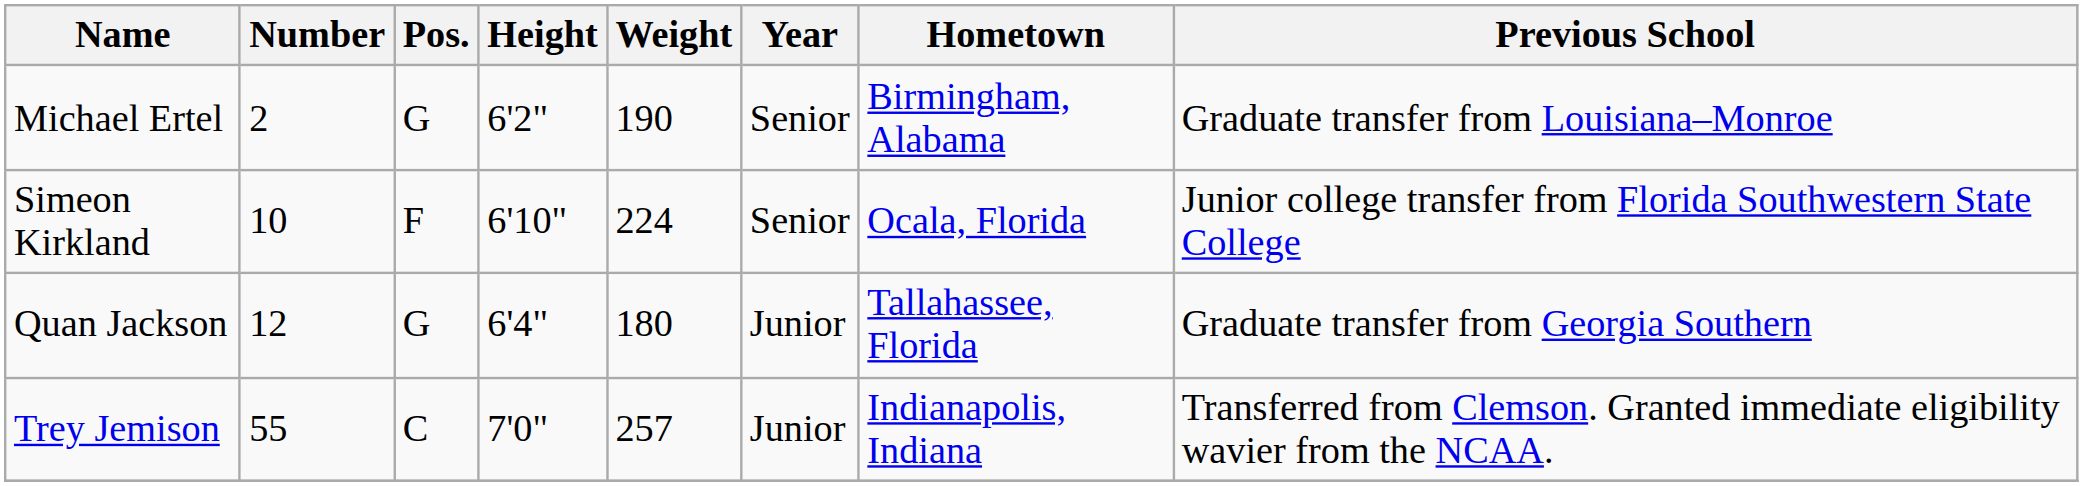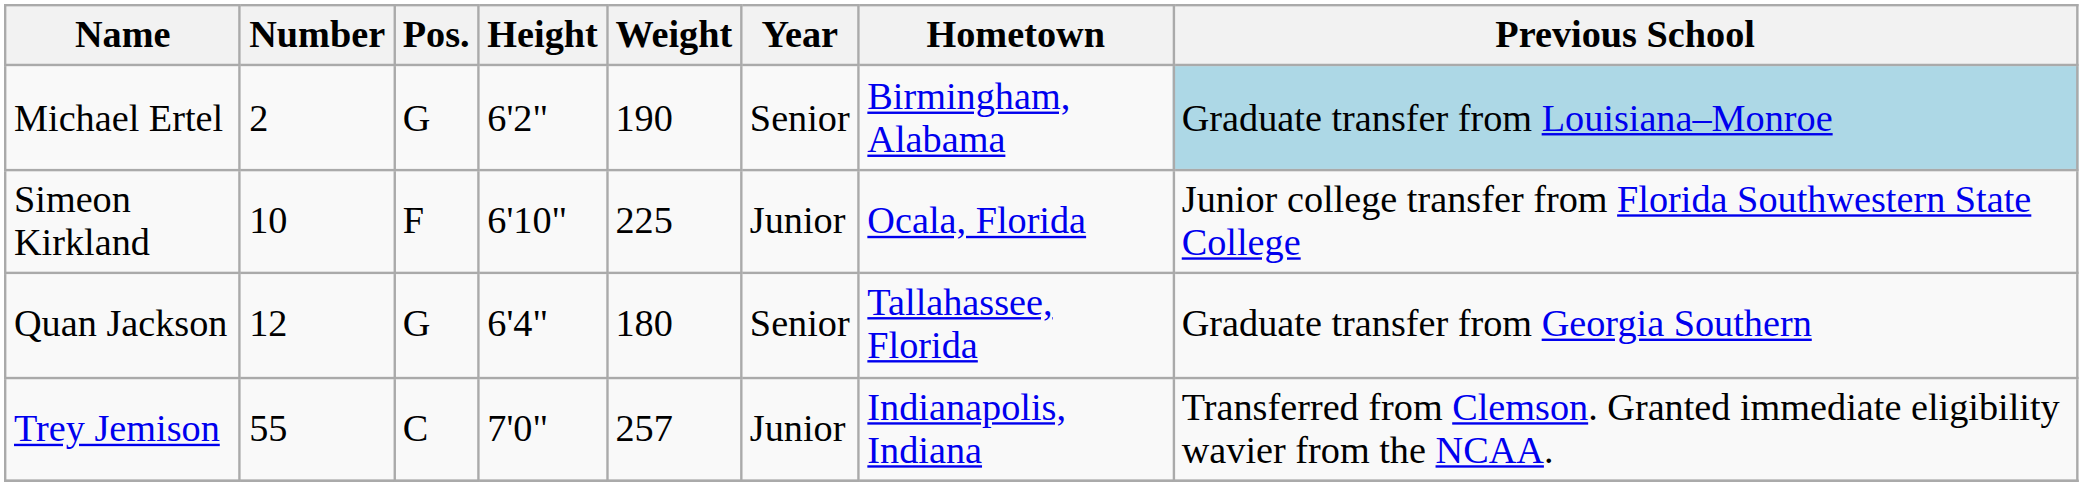(1507, 116) no background -> (1507, 116) lightblue background
(644, 220) 224 -> (644, 220) 225
(800, 220) Senior -> (798, 220) Junior
(798, 324) Junior -> (800, 324) Senior
